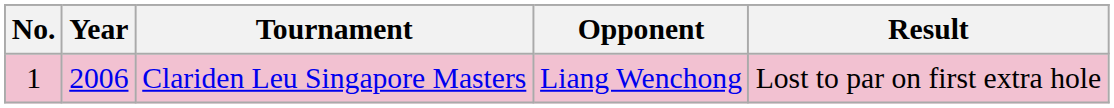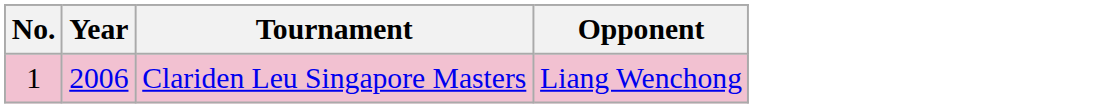- column: (928, 29)
